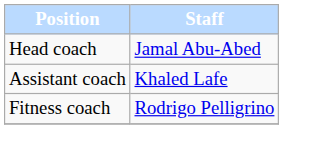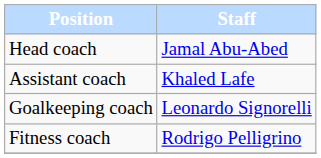+ row: (81, 108)
